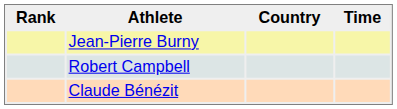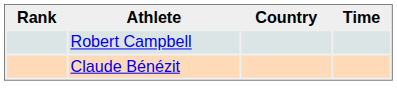- row: (134, 42)
